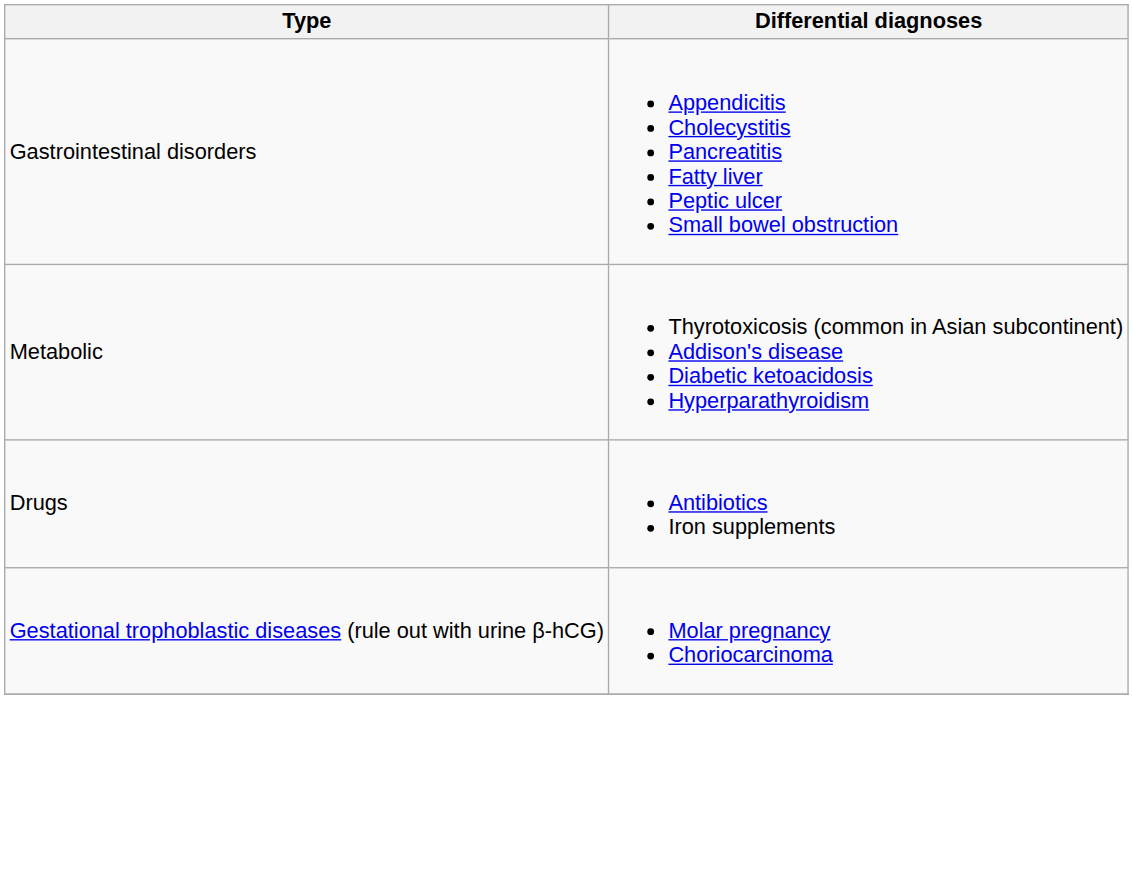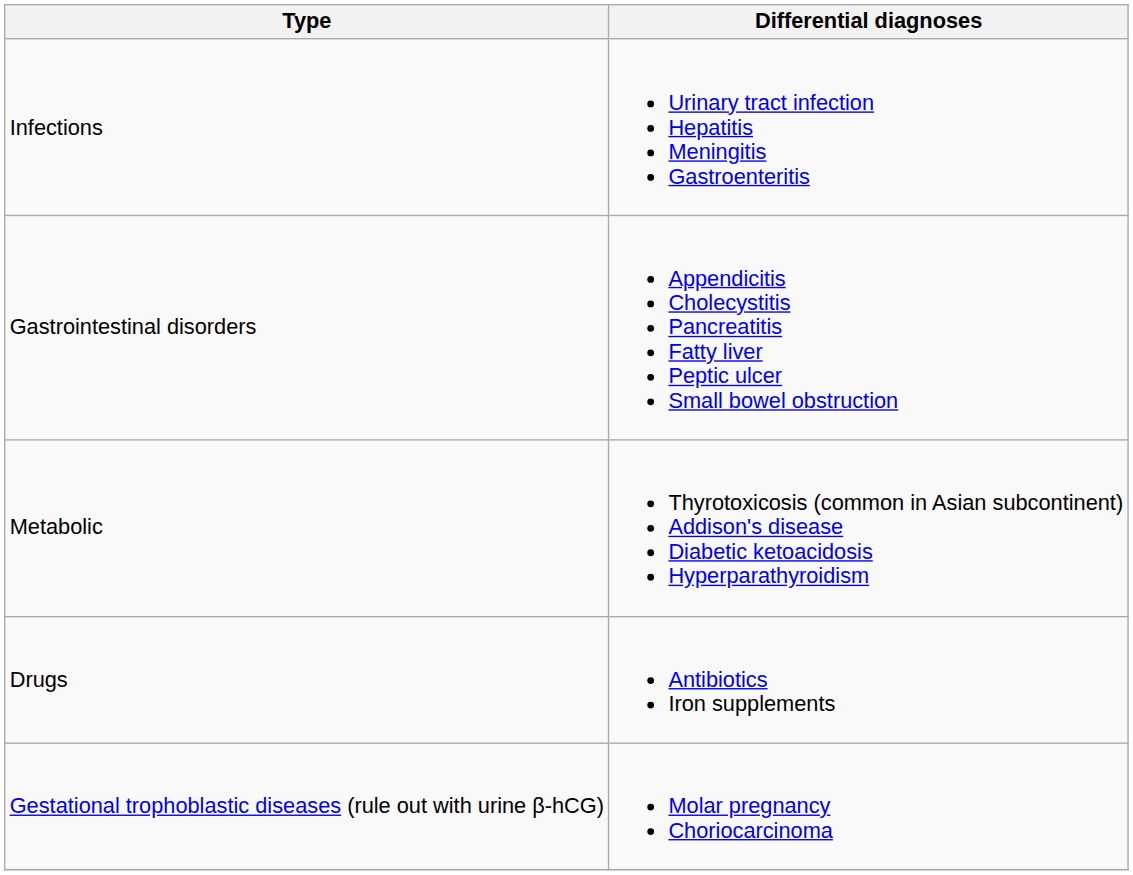+ row: (56, 126)
